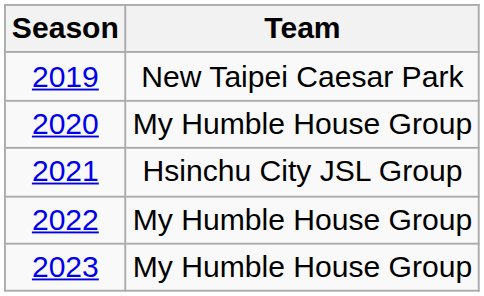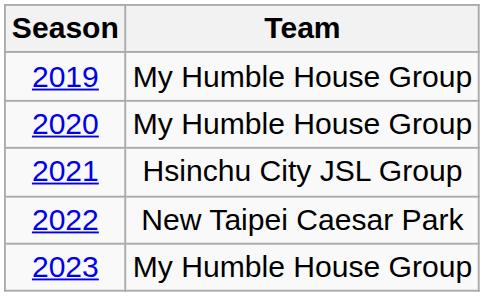(302, 76) New Taipei Caesar Park -> (302, 76) My Humble House Group
(302, 219) My Humble House Group -> (302, 219) New Taipei Caesar Park
